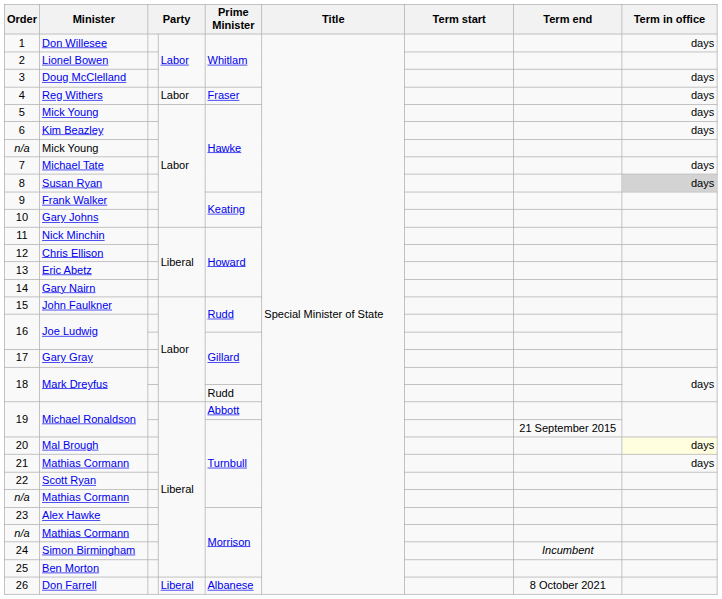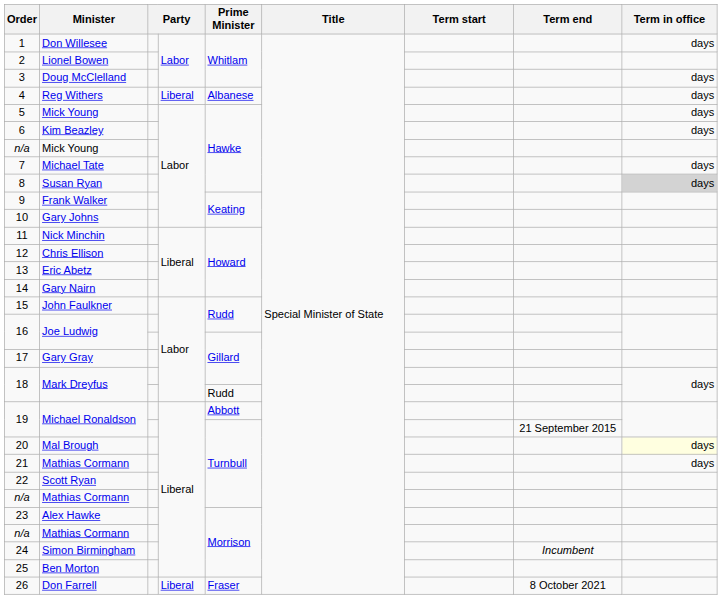(175, 95) Labor -> (177, 95) Liberal
(223, 95) Fraser -> (230, 95) Albanese
(230, 585) Albanese -> (223, 585) Fraser
